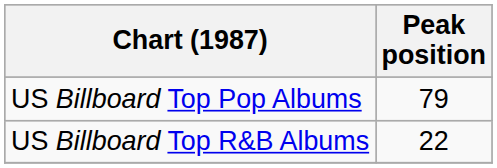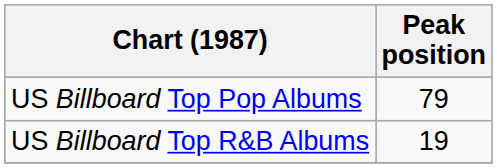(434, 141) 22 -> (434, 141) 19
